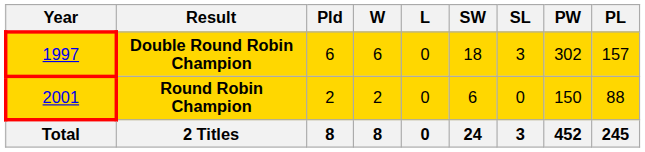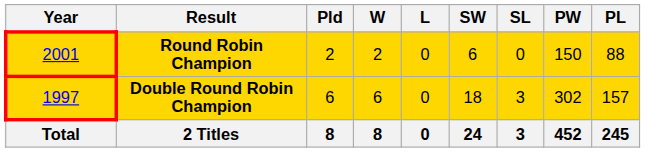rows swapped: (212, 54) <-> (212, 98)
